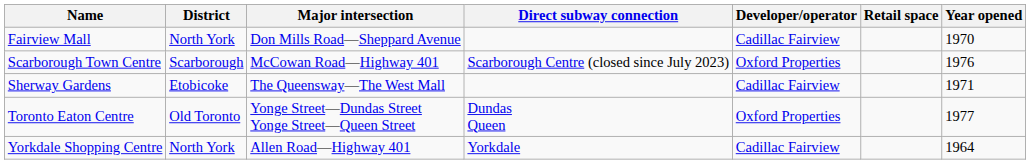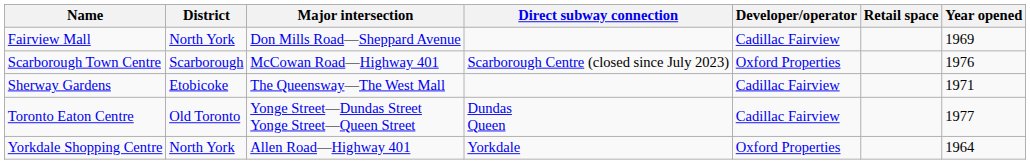(960, 39) 1970 -> (960, 39) 1969
(788, 116) Oxford Properties -> (788, 116) Cadillac Fairview
(788, 147) Cadillac Fairview -> (788, 147) Oxford Properties
